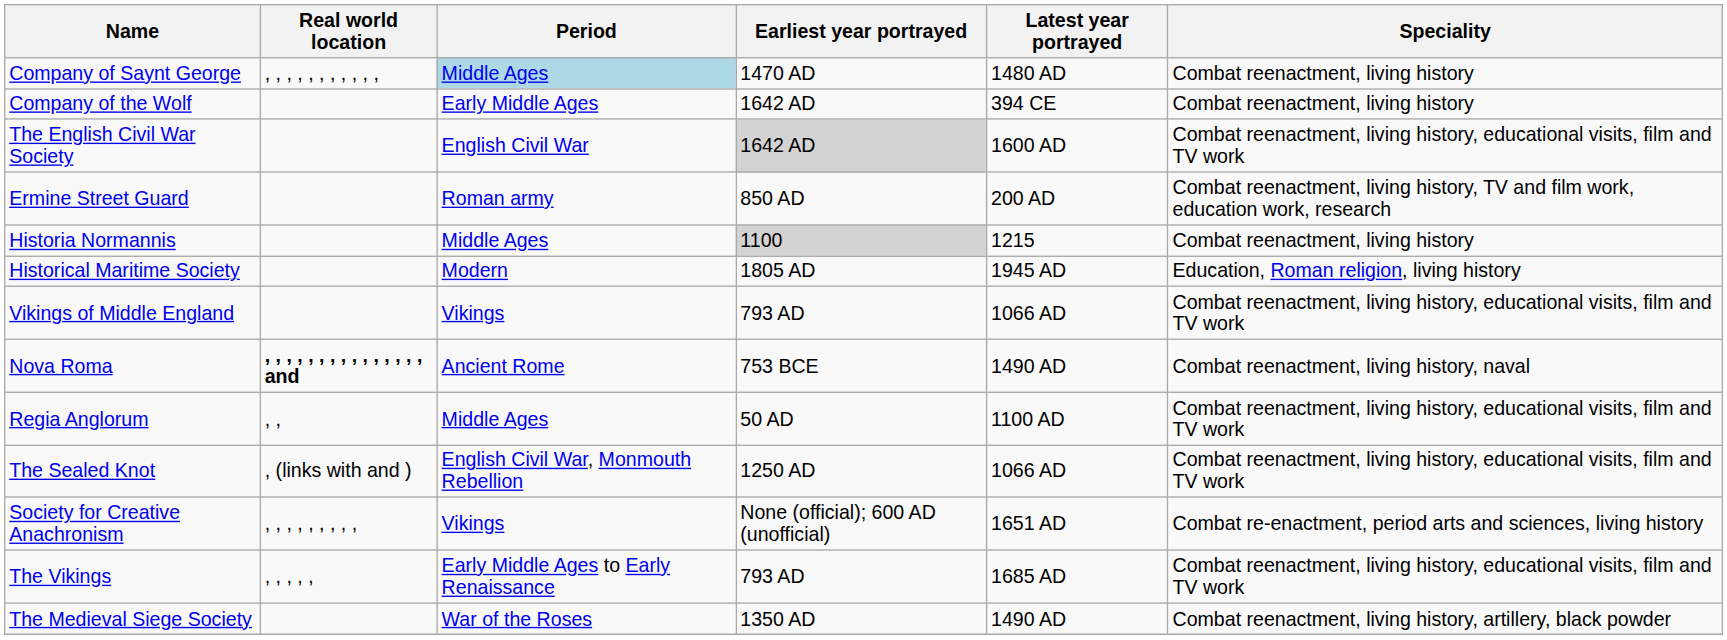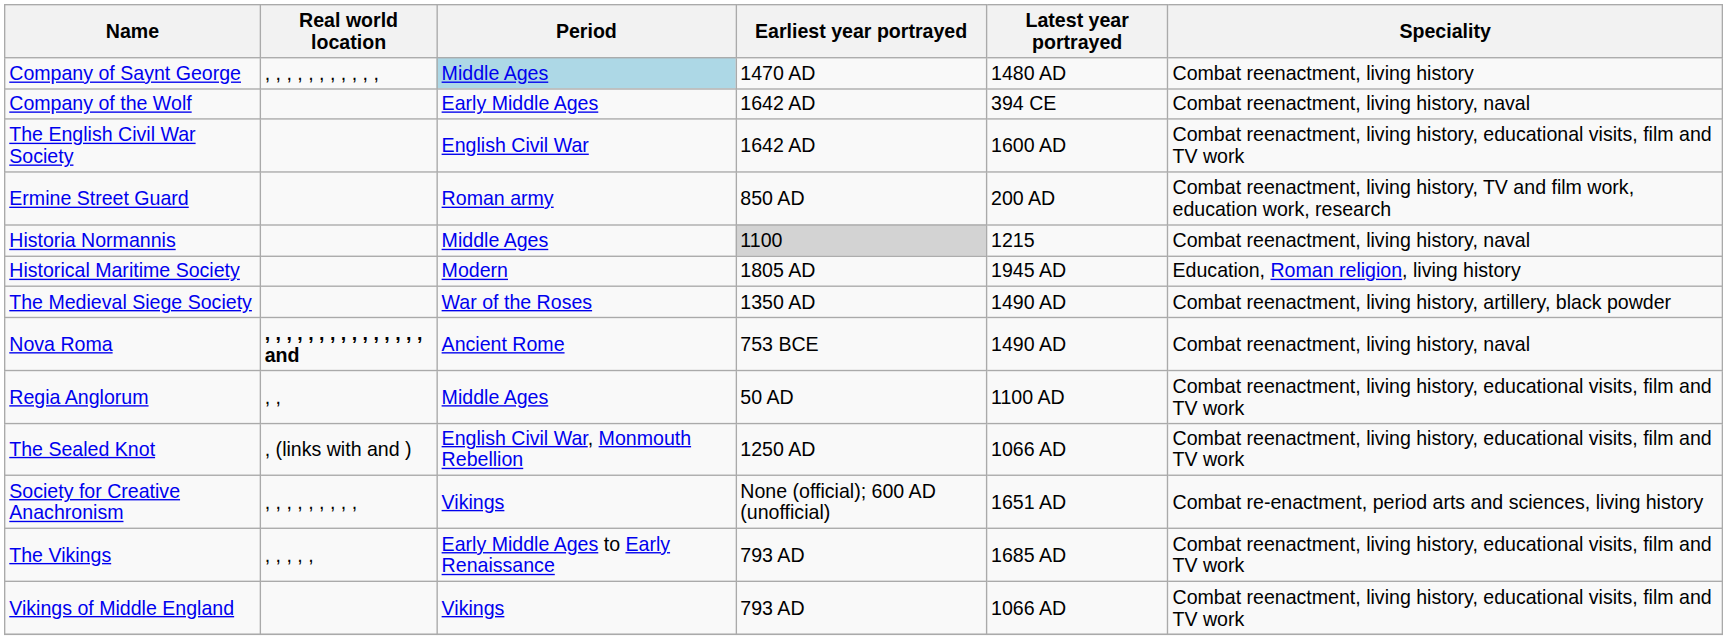(1323, 104) Combat reenactment, living history -> (1351, 104) Combat reenactment, living history, naval
(778, 146) lightgrey background -> (778, 146) no background
(1323, 241) Combat reenactment, living history -> (1351, 241) Combat reenactment, living history, naval
rows swapped: (131, 619) <-> (122, 313)
